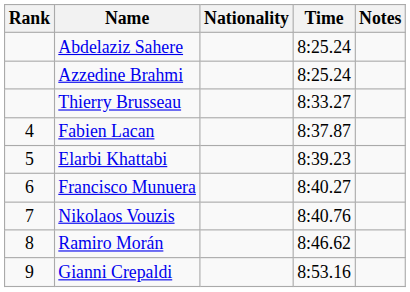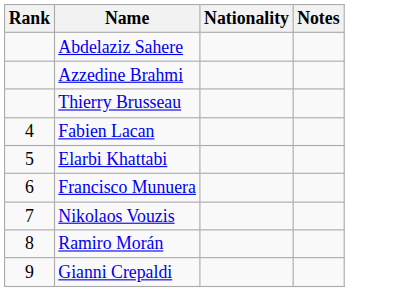- column: (324, 18)
